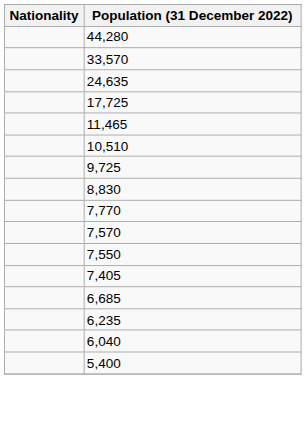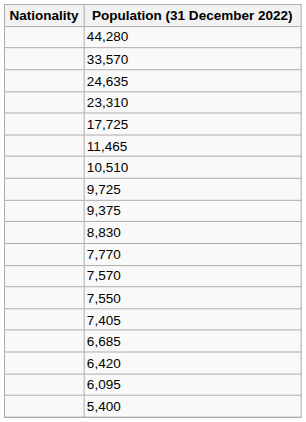+ row: (108, 102)
+ row: (104, 211)
+ row: (104, 363)
- row: (104, 319)
+ row: (104, 385)
- row: (104, 341)
